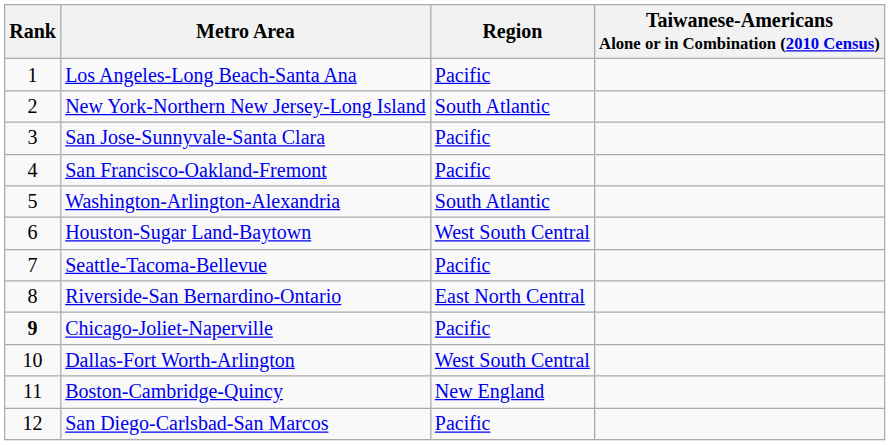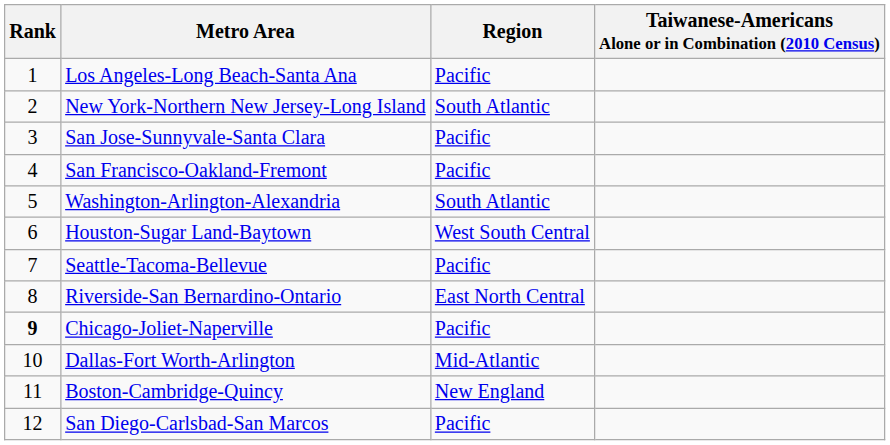(512, 360) West South Central -> (487, 360) Mid-Atlantic
